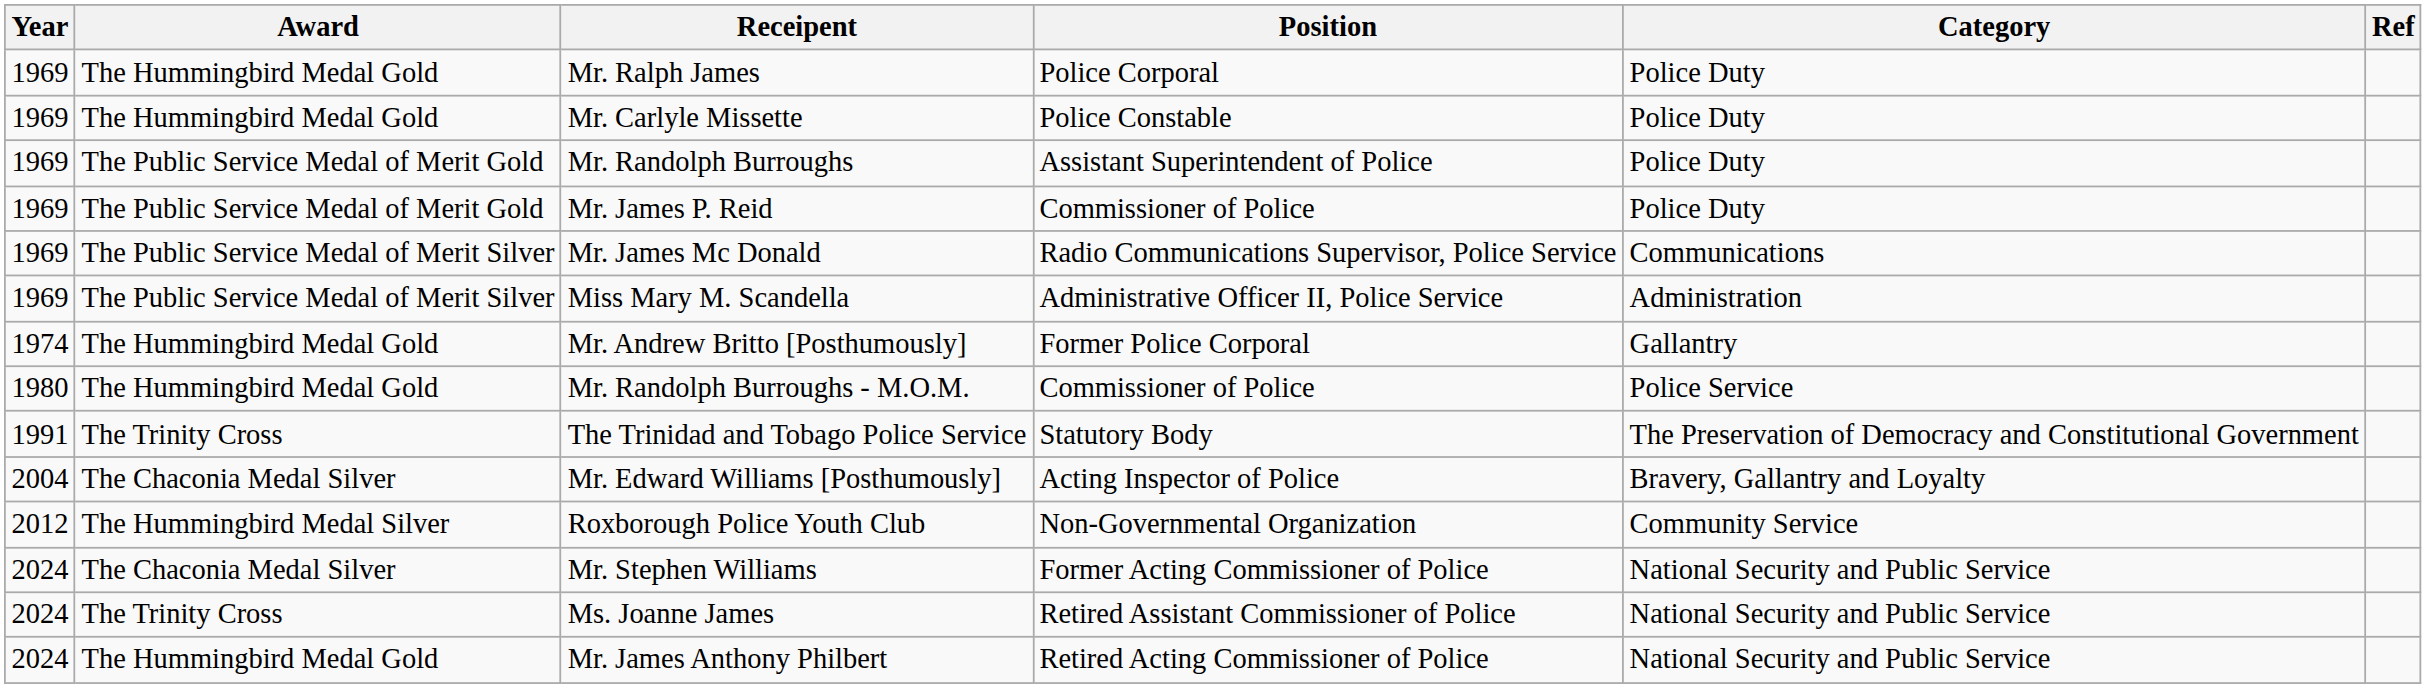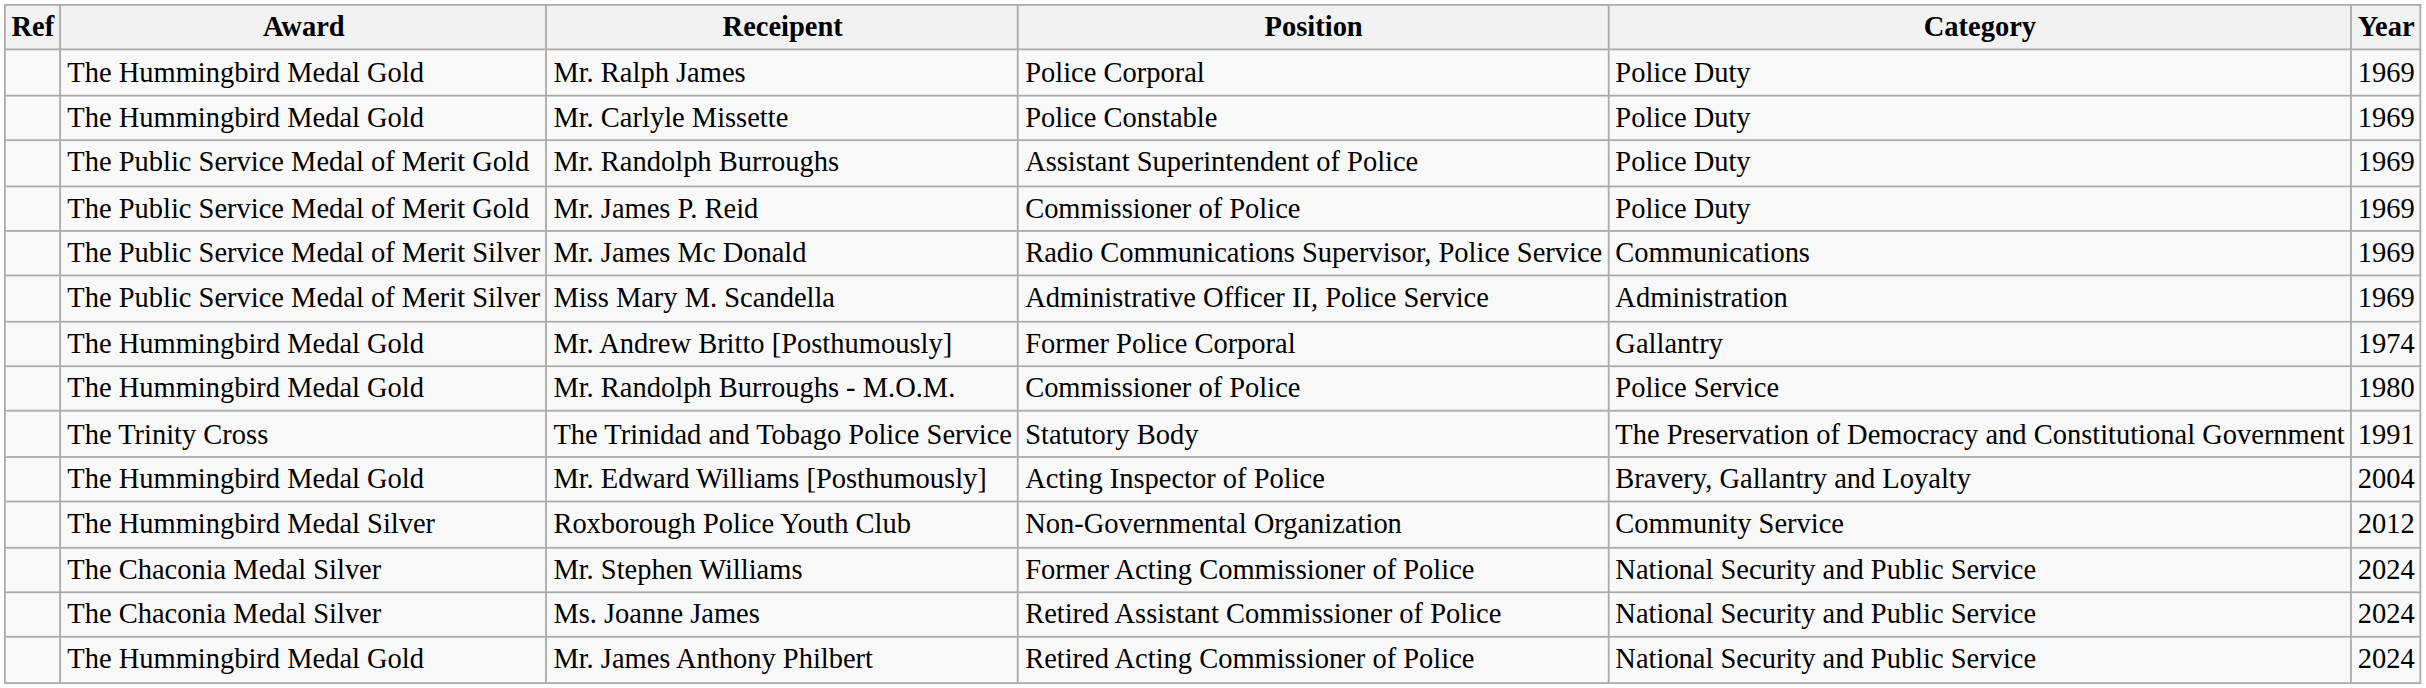columns swapped: (40, 27) <-> (2393, 27)
(239, 478) The Chaconia Medal Silver -> (246, 478) The Hummingbird Medal Gold
(182, 614) The Trinity Cross -> (224, 614) The Chaconia Medal Silver
